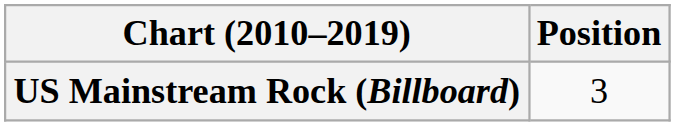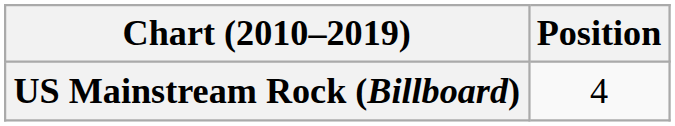(599, 90) 3 -> (599, 90) 4
